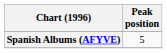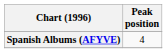(142, 39) 5 -> (142, 39) 4
